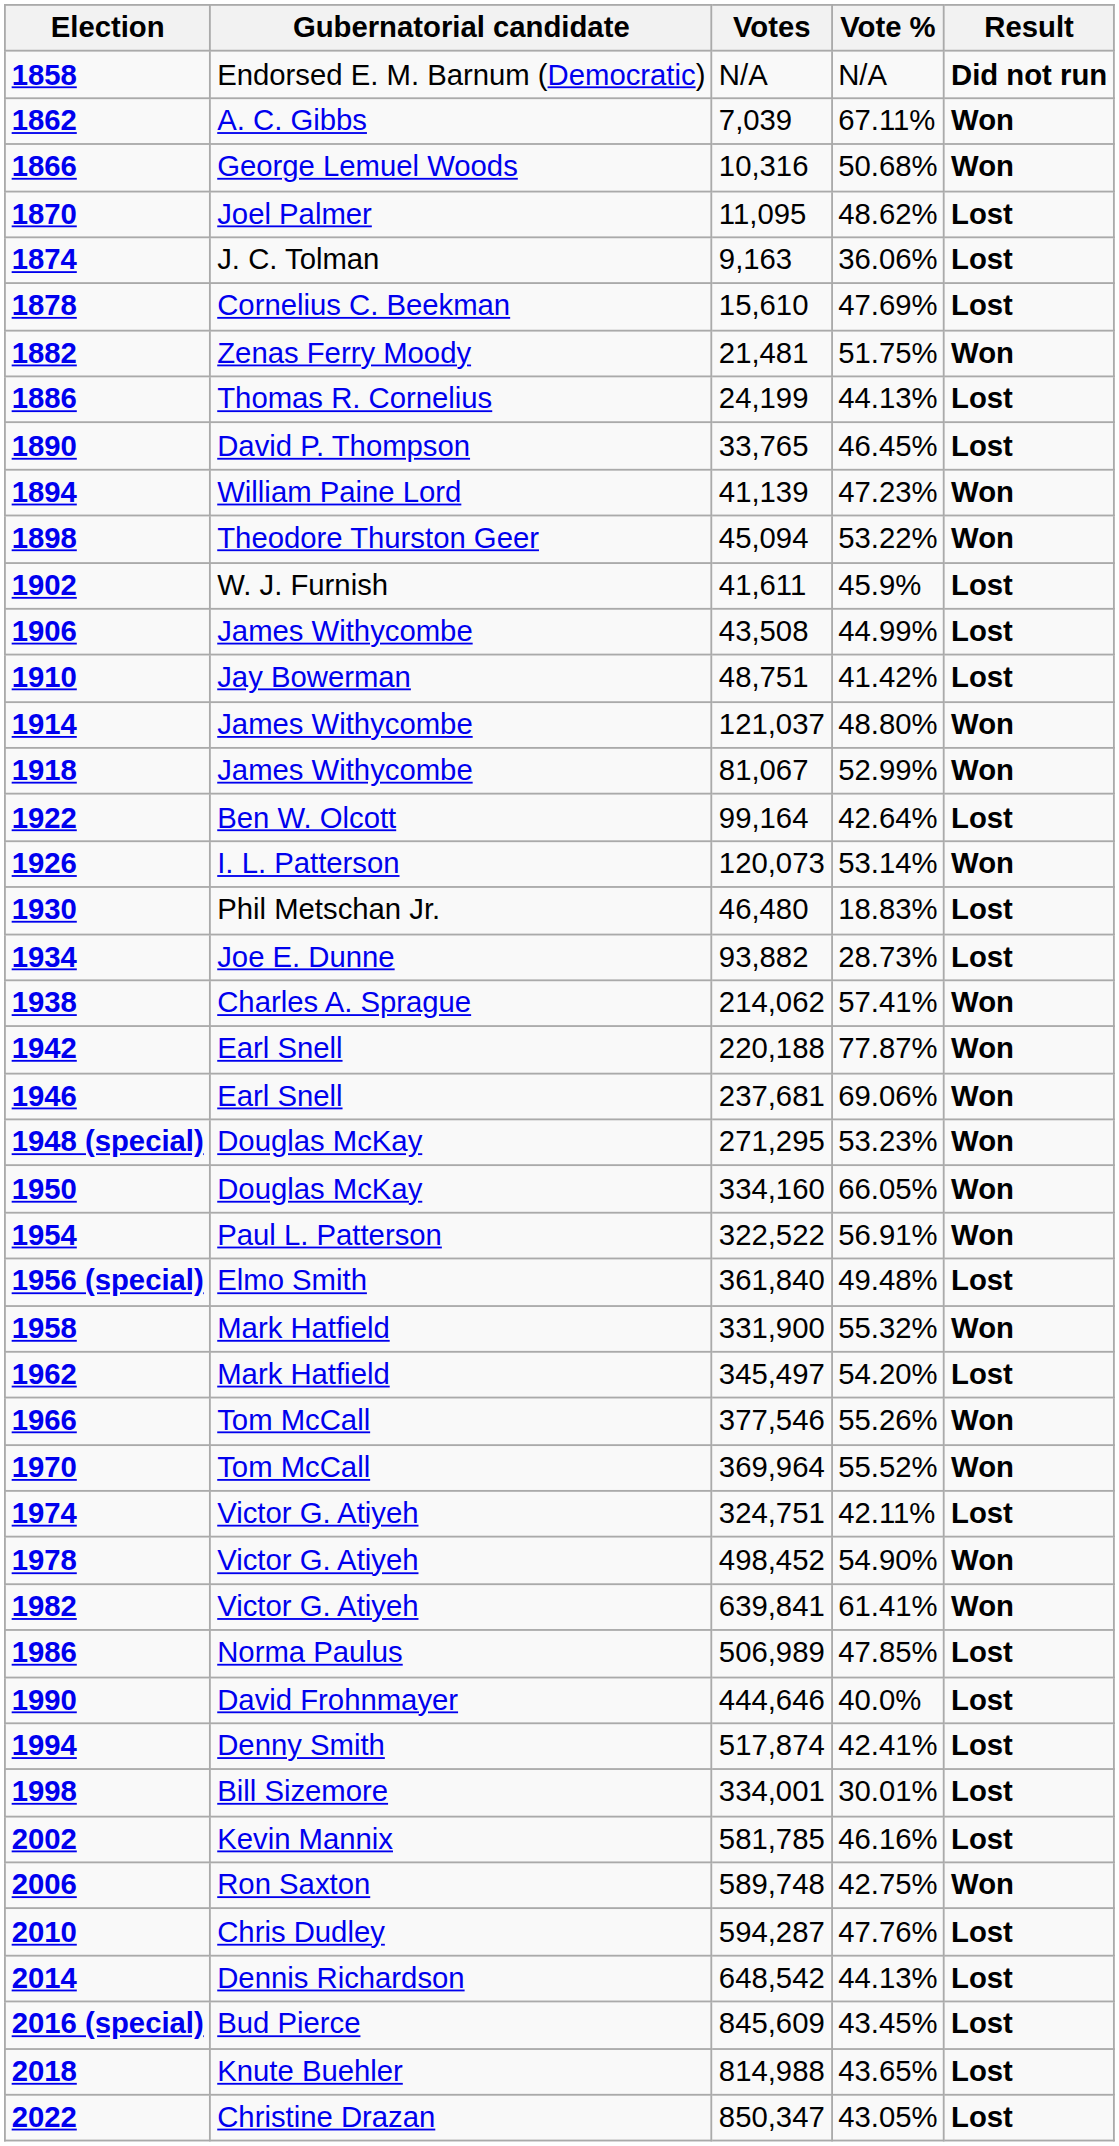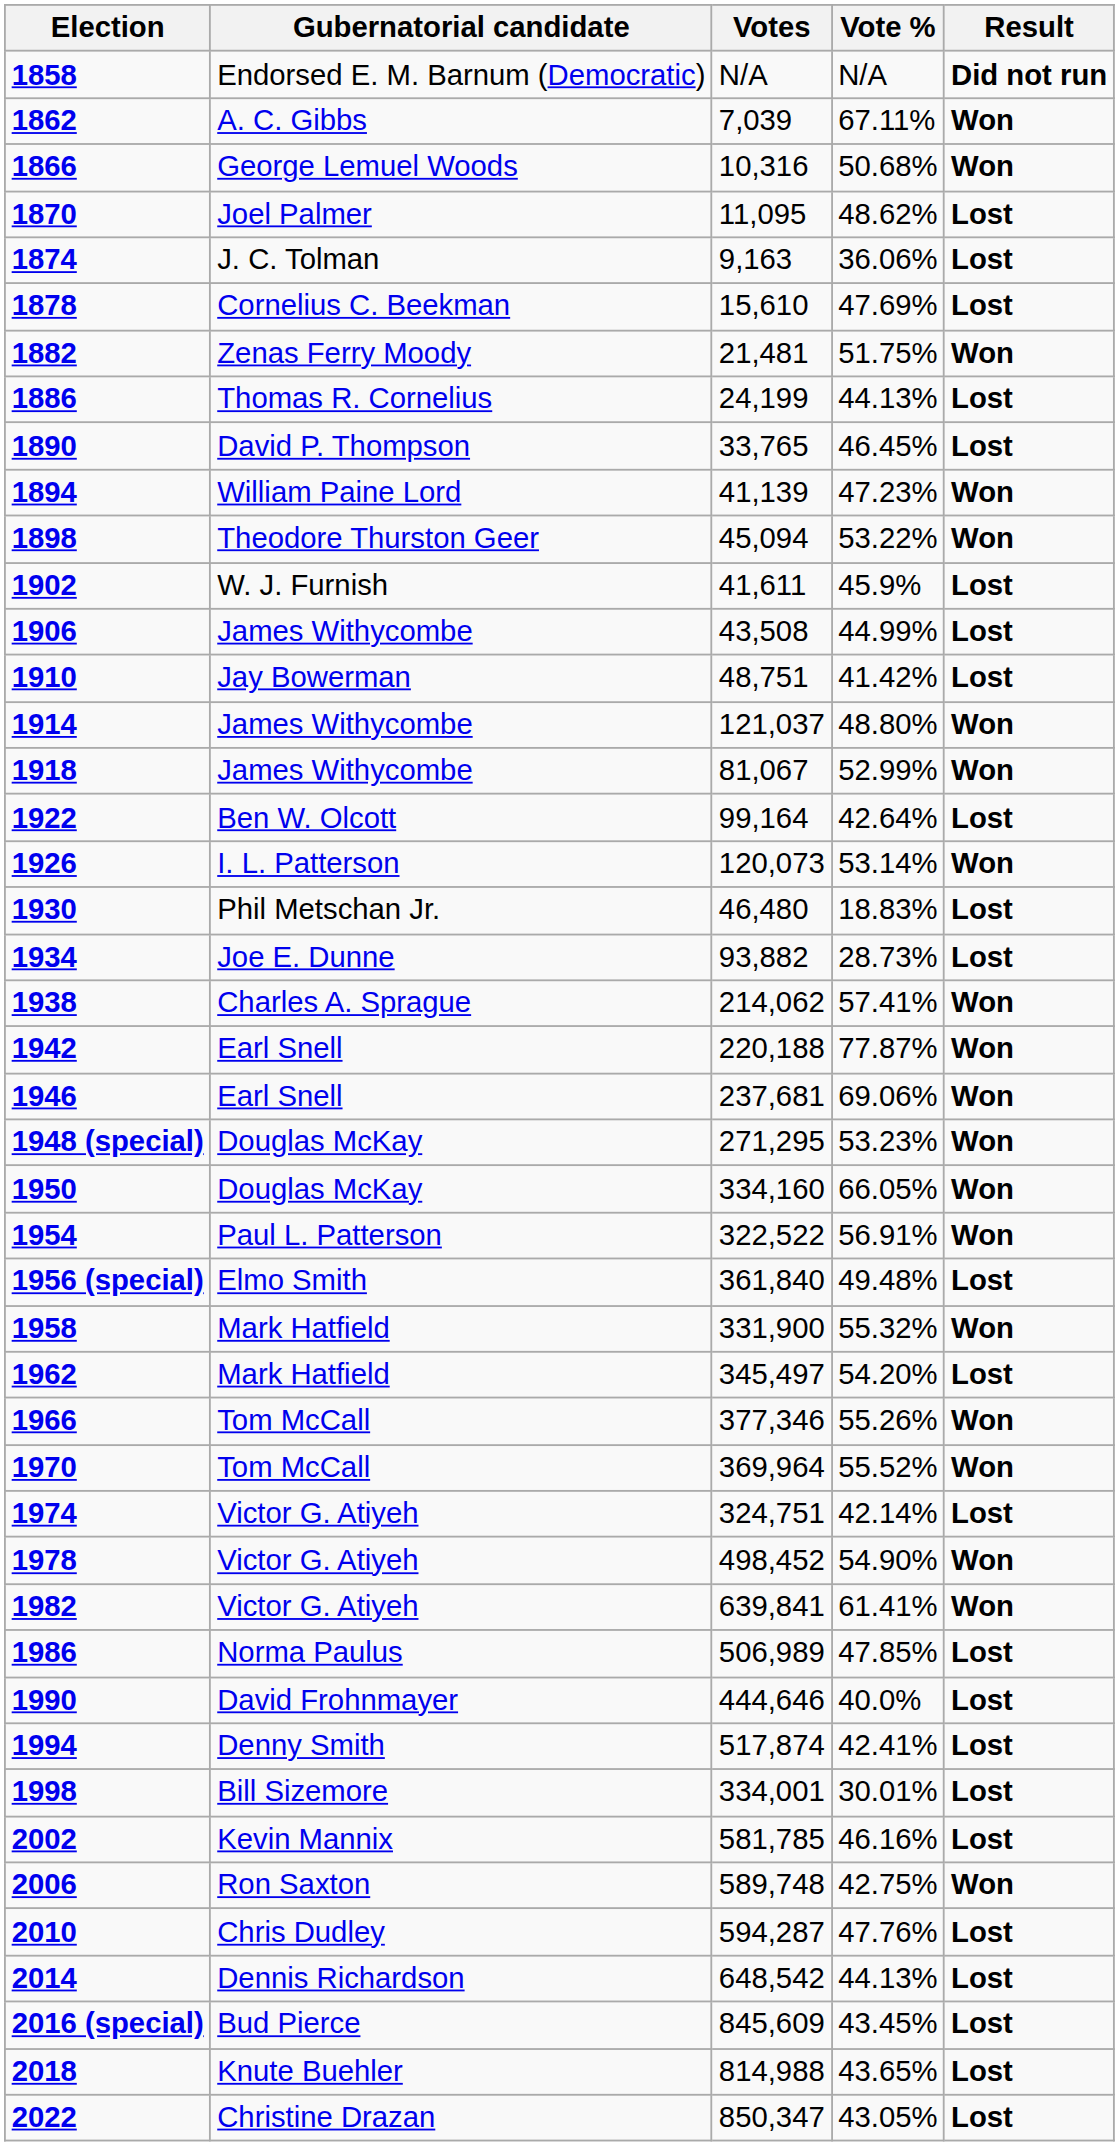(772, 1420) 377,546 -> (772, 1420) 377,346
(887, 1513) 42.11% -> (888, 1513) 42.14%
